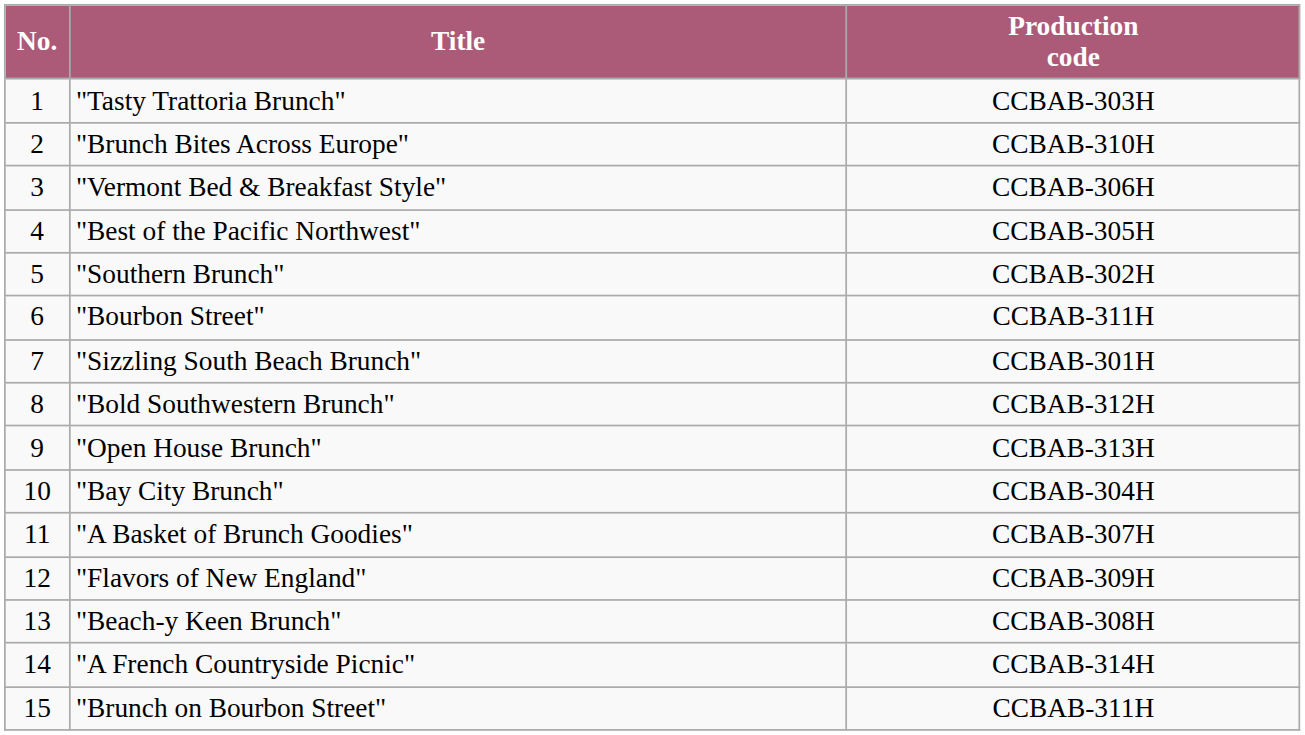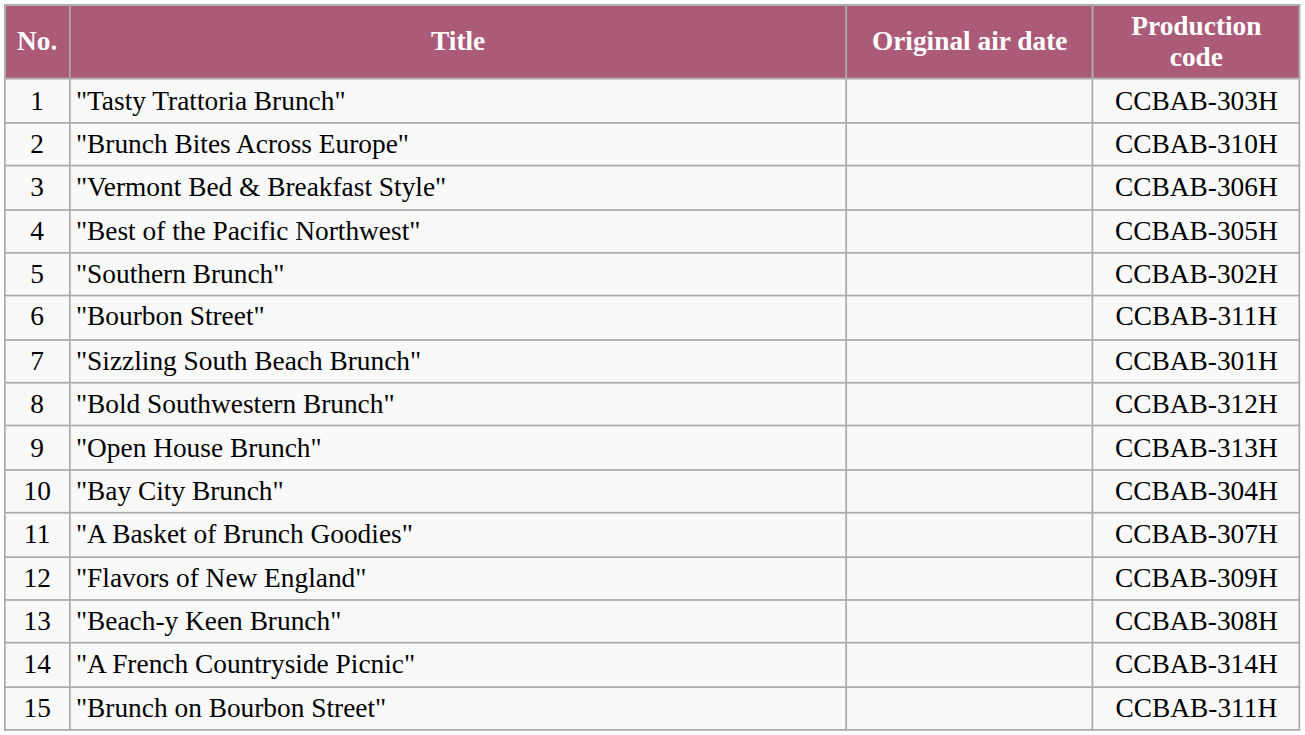+ column: (970, 41)
